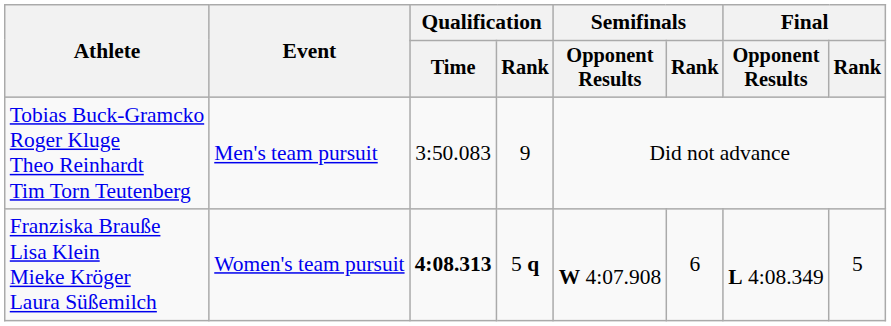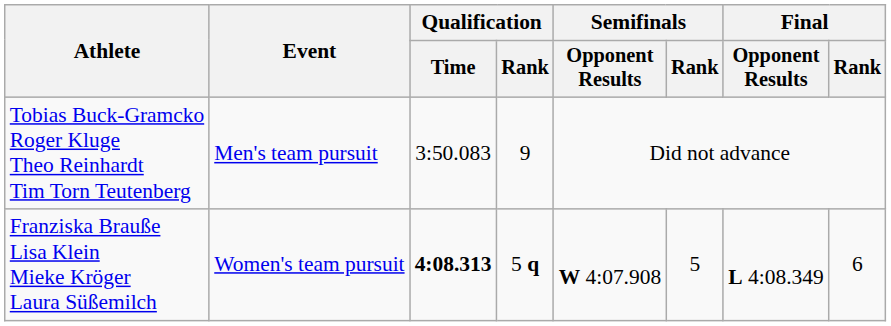(695, 264) 6 -> (695, 264) 5
(857, 264) 5 -> (857, 264) 6
